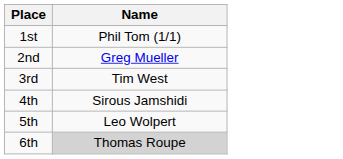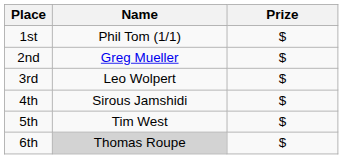+ column: (282, 15)
(140, 79) Tim West -> (140, 79) Leo Wolpert
(140, 121) Leo Wolpert -> (140, 121) Tim West
